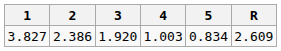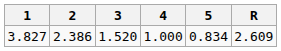(118, 36) 1.920 -> (118, 36) 1.520
(163, 36) 1.003 -> (163, 36) 1.000
